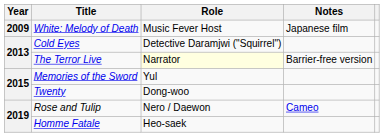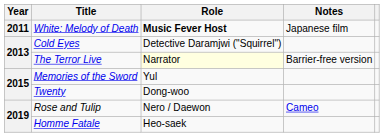(18, 28) 2009 -> (18, 28) 2011
(182, 28) normal -> (185, 28) bold
